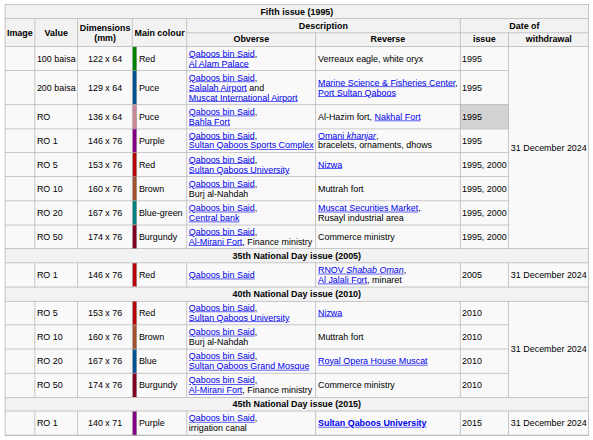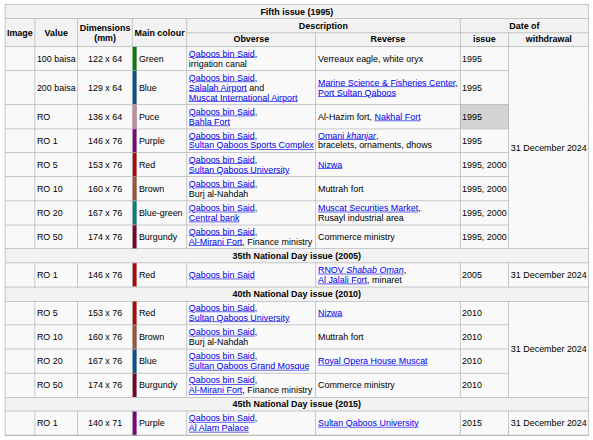(147, 59) Red -> (151, 59) Green
(223, 59) Qaboos bin Said, Al Alam Palace -> (223, 59) Qaboos bin Said, irrigation canal
(149, 88) Puce -> (148, 88) Blue
(223, 423) Qaboos bin Said, irrigation canal -> (223, 423) Qaboos bin Said, Al Alam Palace
(372, 423) bold -> (368, 423) normal
